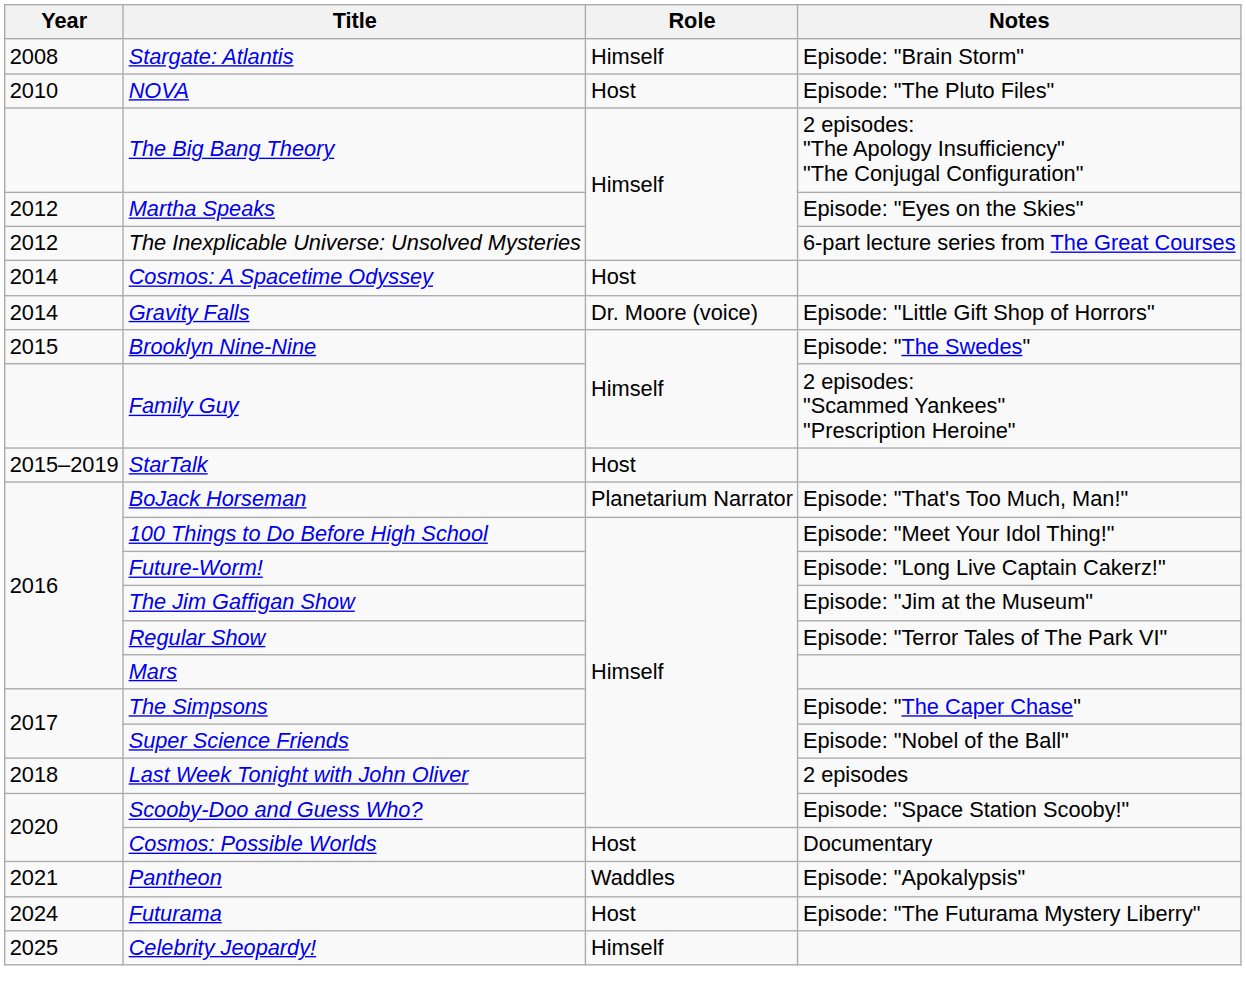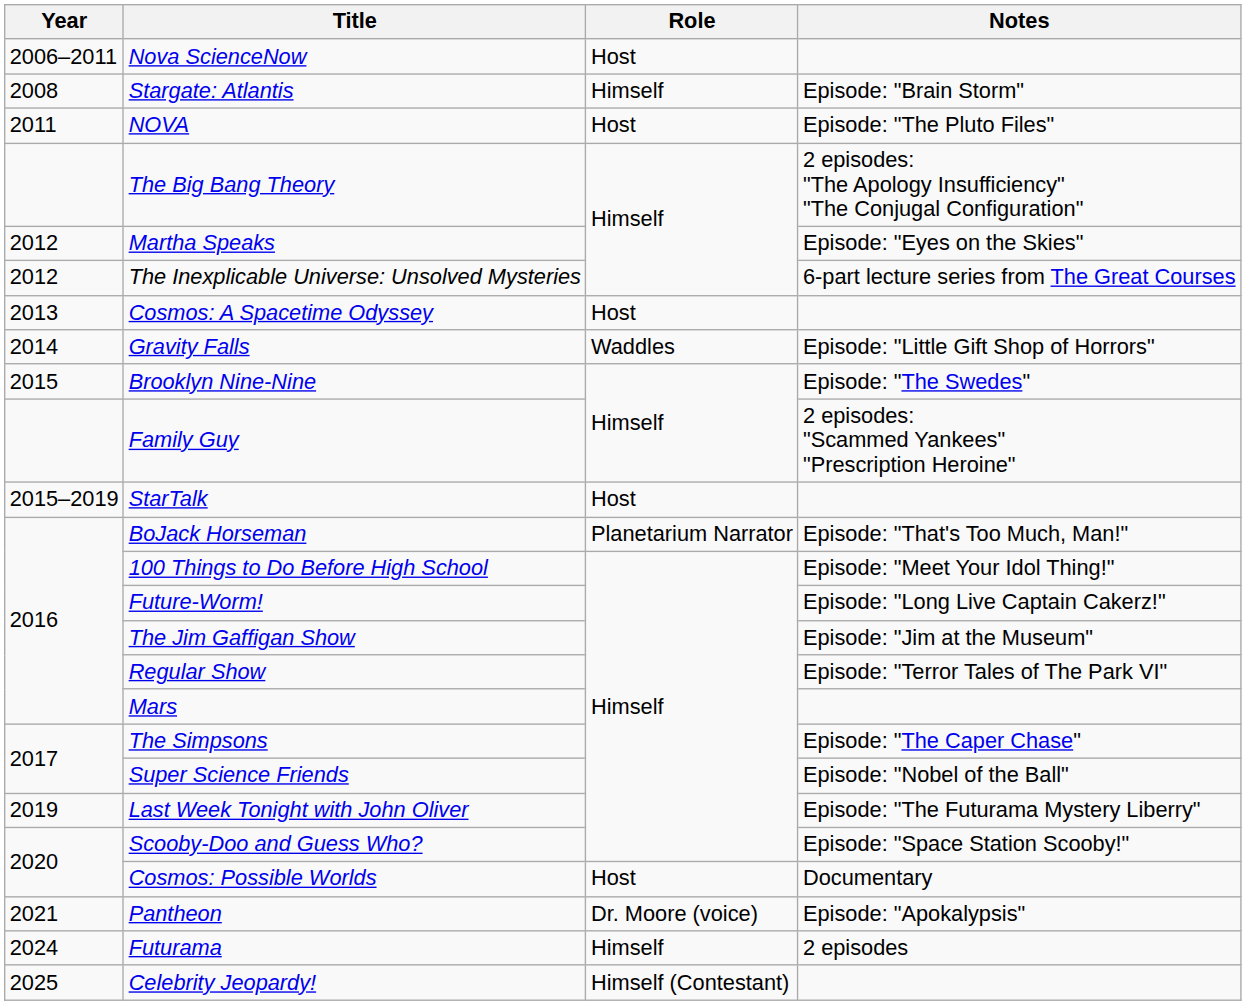+ row: (218, 56)
(34, 90) 2010 -> (33, 125) 2011
(34, 277) 2014 -> (34, 312) 2013
(674, 312) Dr. Moore (voice) -> (633, 346) Waddles
(34, 775) 2018 -> (34, 809) 2019
(856, 775) 2 episodes -> (1002, 809) Episode: "The Futurama Mystery Liberry"
(633, 878) Waddles -> (674, 913) Dr. Moore (voice)
(613, 913) Host -> (627, 947) Himself
(1002, 913) Episode: "The Futurama Mystery Liberry" -> (856, 947) 2 episodes
(627, 947) Himself -> (690, 982) Himself (Contestant)
